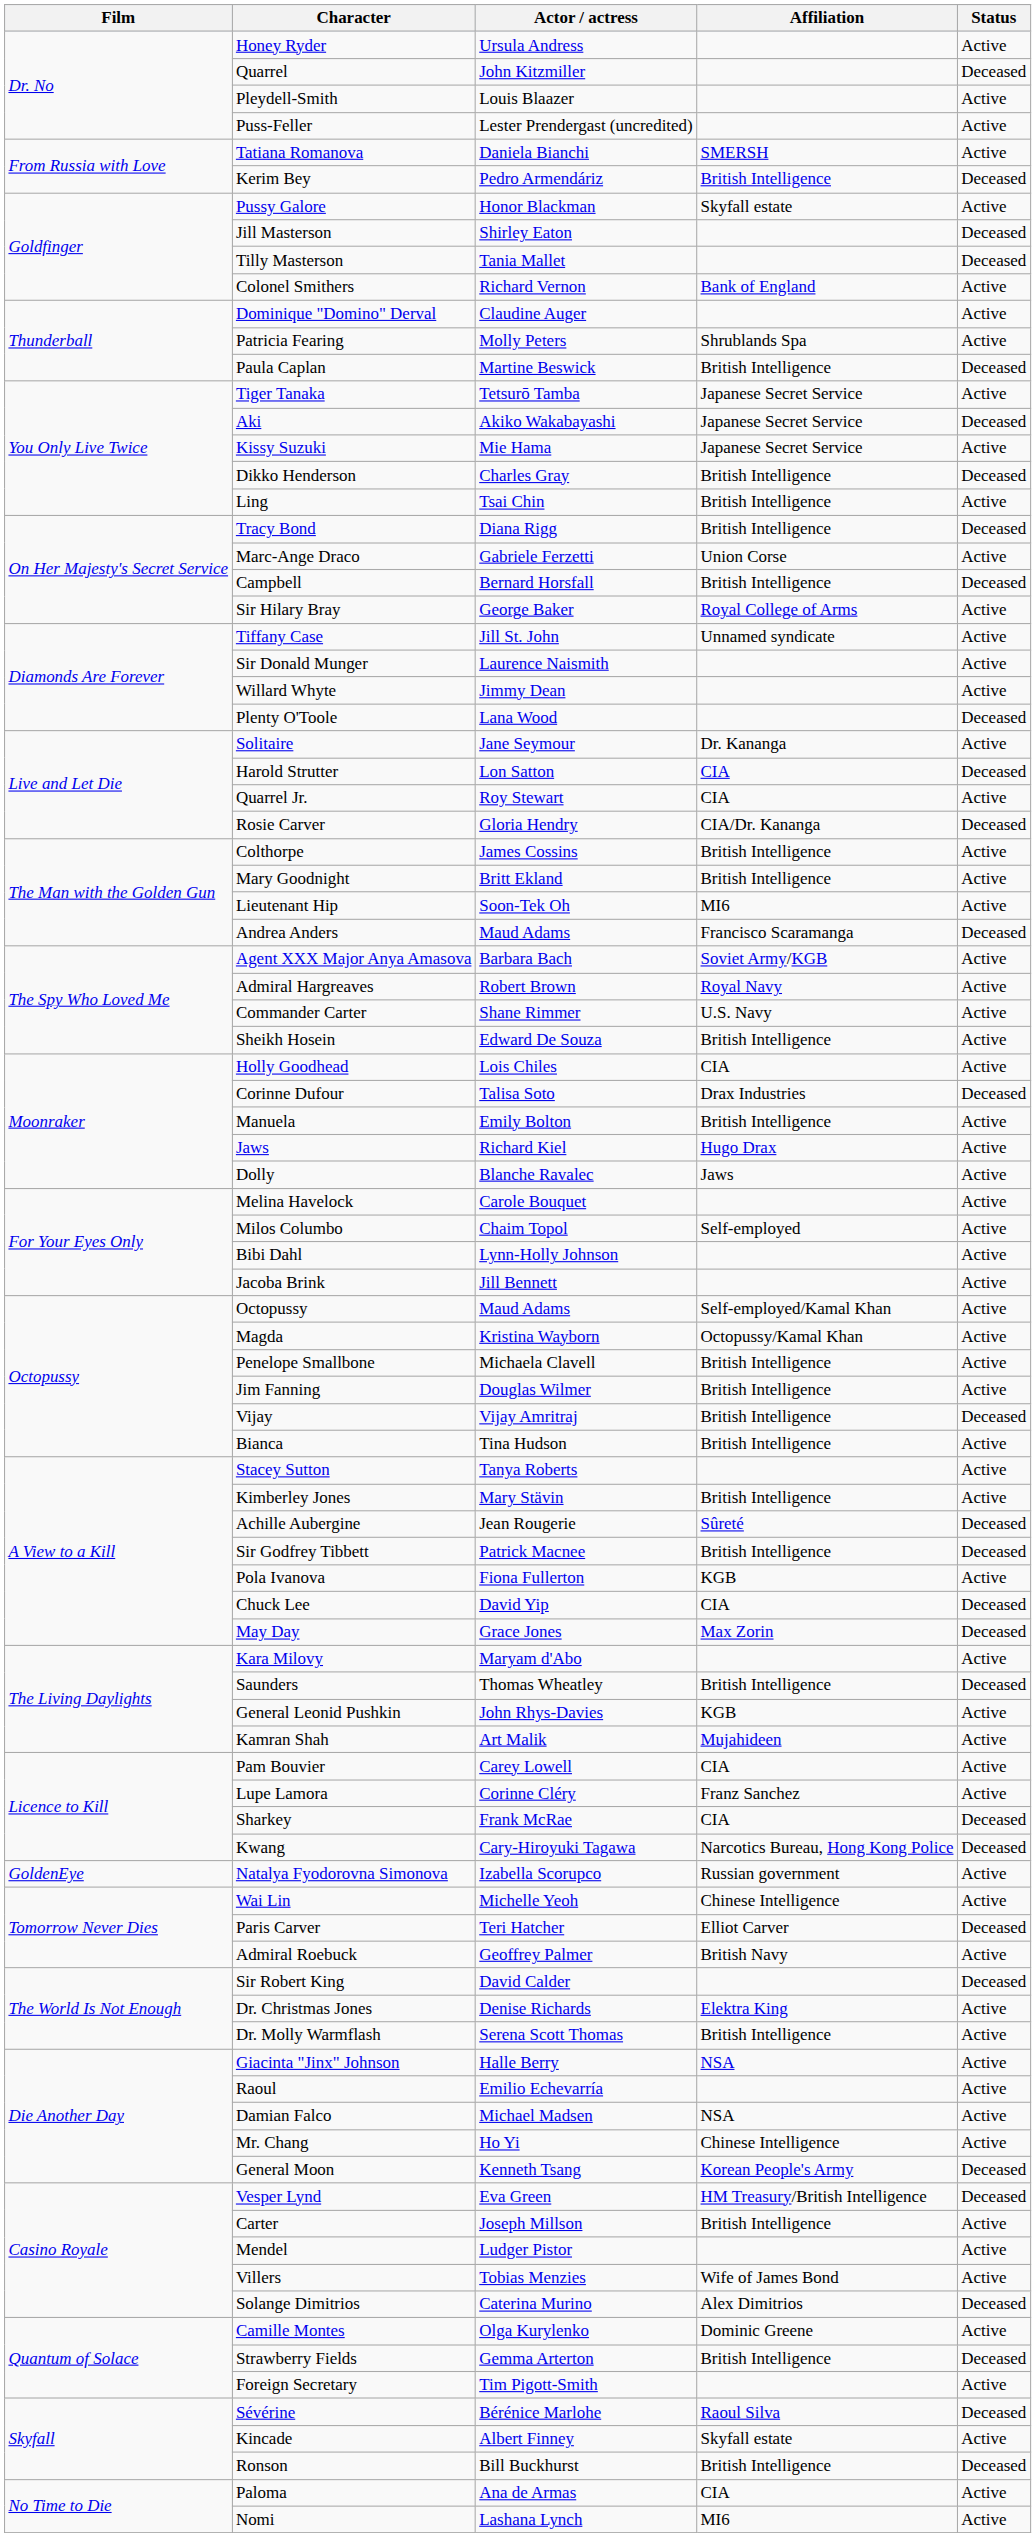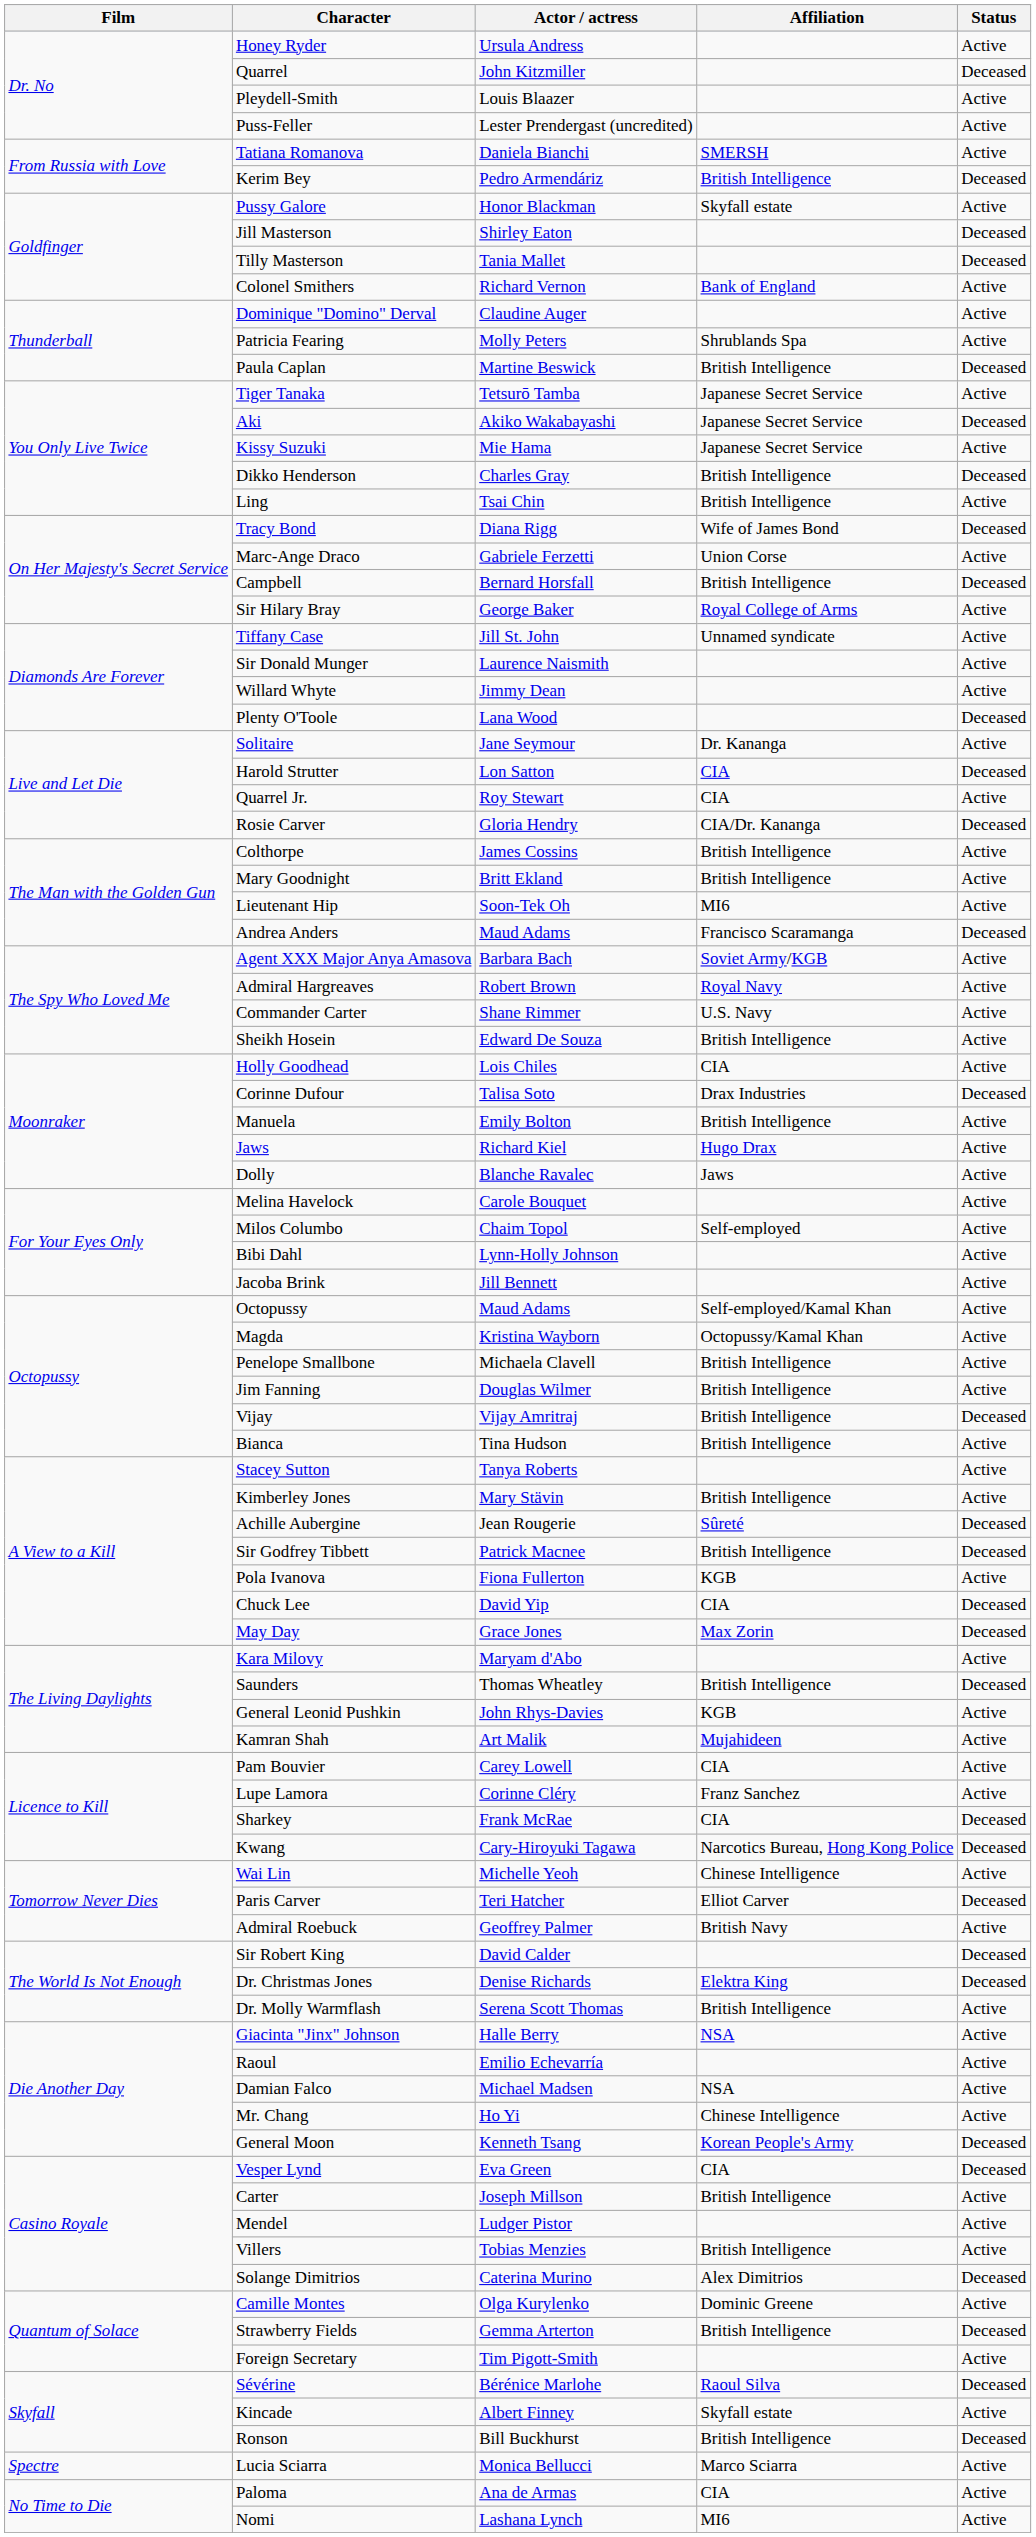(766, 529) British Intelligence -> (770, 529) Wife of James Bond
- row: (342, 1873)
(984, 2008) Active -> (994, 1981) Deceased
(814, 2196) HM Treasury/British Intelligence -> (715, 2169) CIA
(770, 2277) Wife of James Bond -> (766, 2250) British Intelligence
+ row: (281, 2465)
